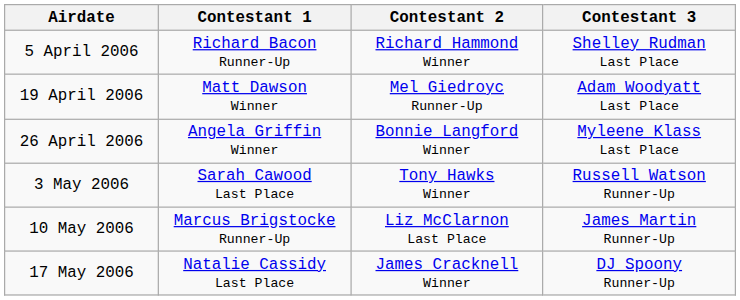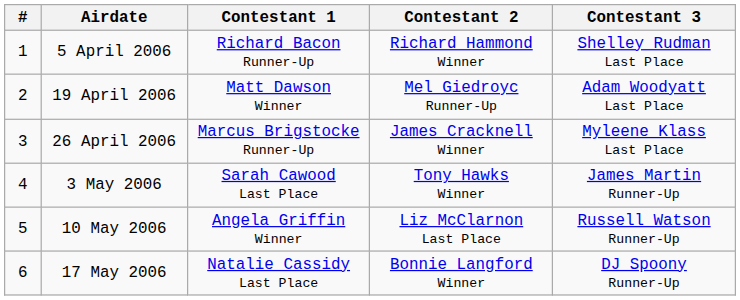+ column: (23, 18)
(255, 140) Angela Griffin Winner -> (279, 140) Marcus Brigstocke Runner-Up
(447, 140) Bonnie Langford Winner -> (461, 140) James Cracknell Winner
(639, 184) Russell Watson Runner-Up -> (644, 184) James Martin Runner-Up
(255, 229) Marcus Brigstocke Runner-Up -> (279, 229) Angela Griffin Winner
(639, 229) James Martin Runner-Up -> (644, 229) Russell Watson Runner-Up
(447, 273) James Cracknell Winner -> (461, 273) Bonnie Langford Winner
